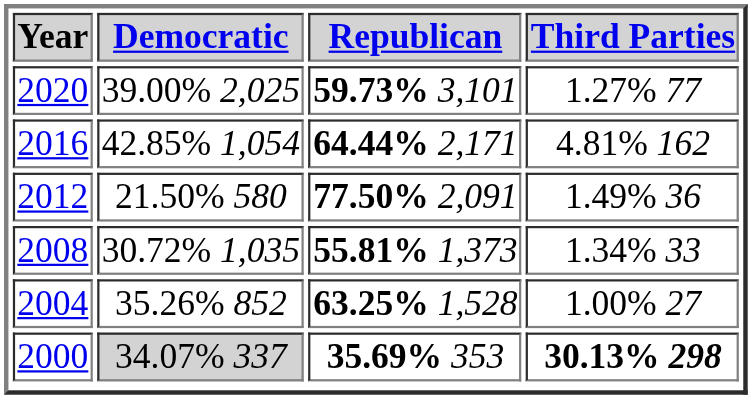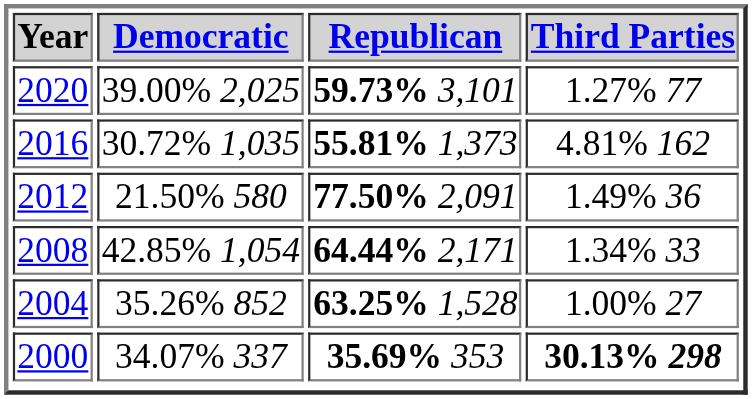(201, 143) 42.85% 1,054 -> (201, 143) 30.72% 1,035
(415, 143) 64.44% 2,171 -> (415, 143) 55.81% 1,373
(201, 249) 30.72% 1,035 -> (201, 249) 42.85% 1,054
(415, 249) 55.81% 1,373 -> (415, 249) 64.44% 2,171
(201, 356) lightgrey background -> (201, 356) no background
